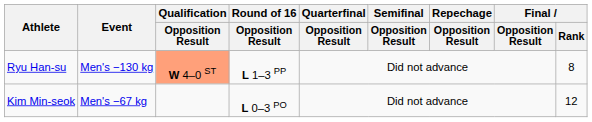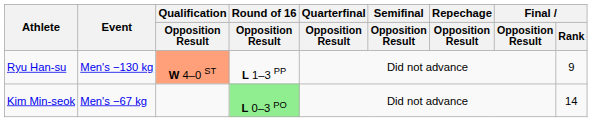(571, 68) 8 -> (571, 68) 9
(264, 107) no background -> (264, 107) lightgreen background
(571, 101) 12 -> (571, 101) 14
